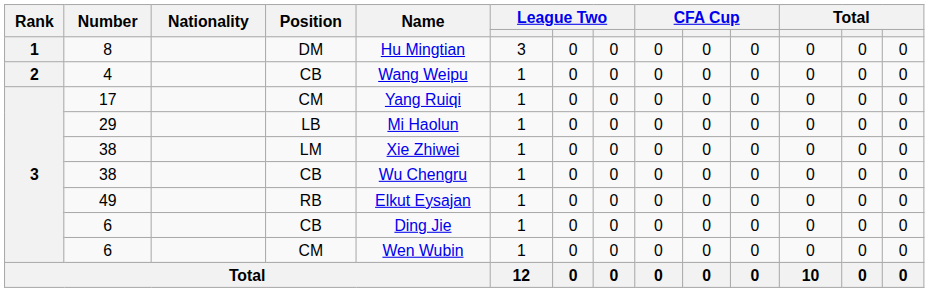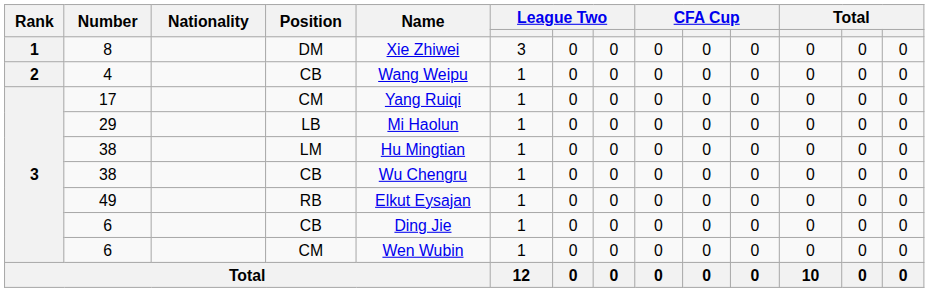(423, 50) Hu Mingtian -> (423, 50) Xie Zhiwei
(423, 150) Xie Zhiwei -> (423, 150) Hu Mingtian
